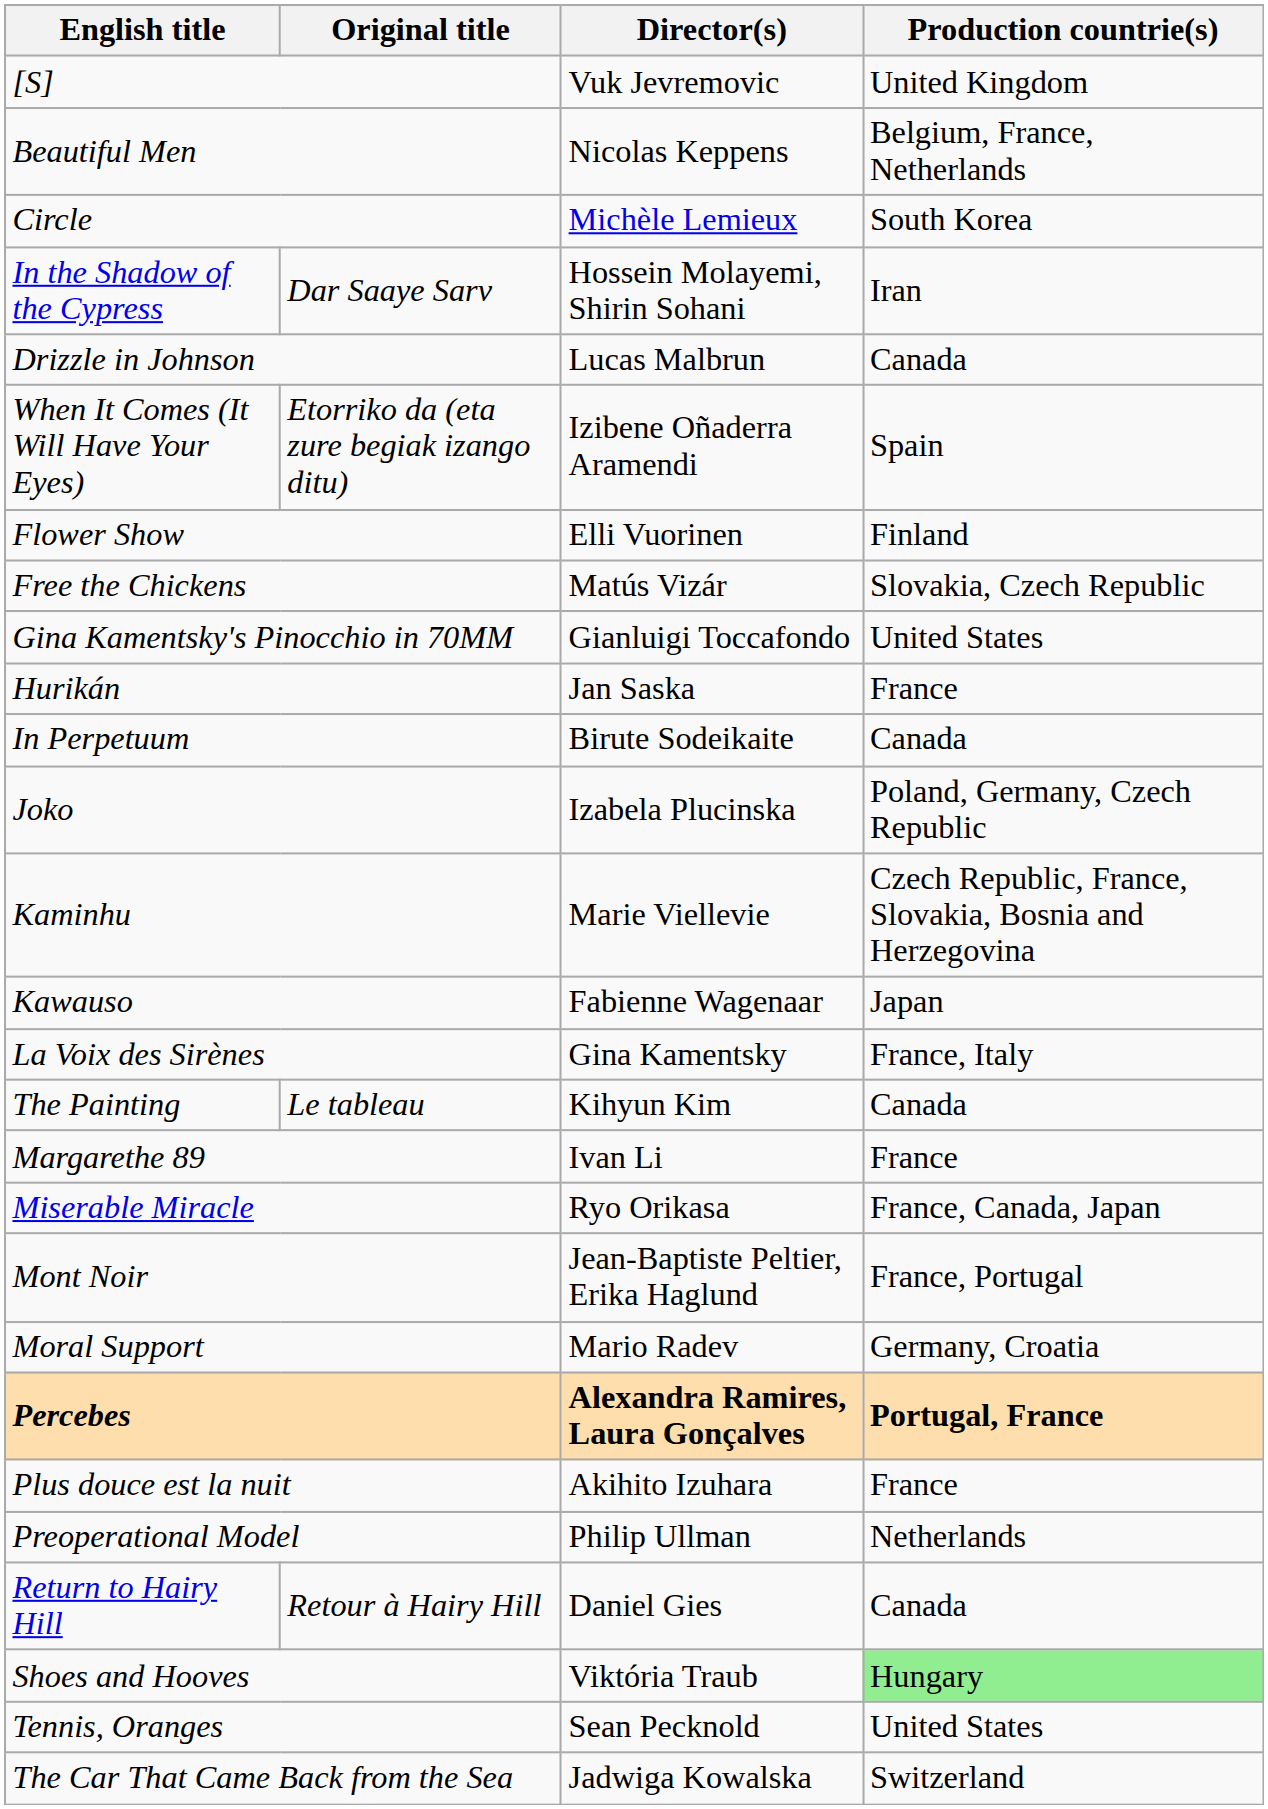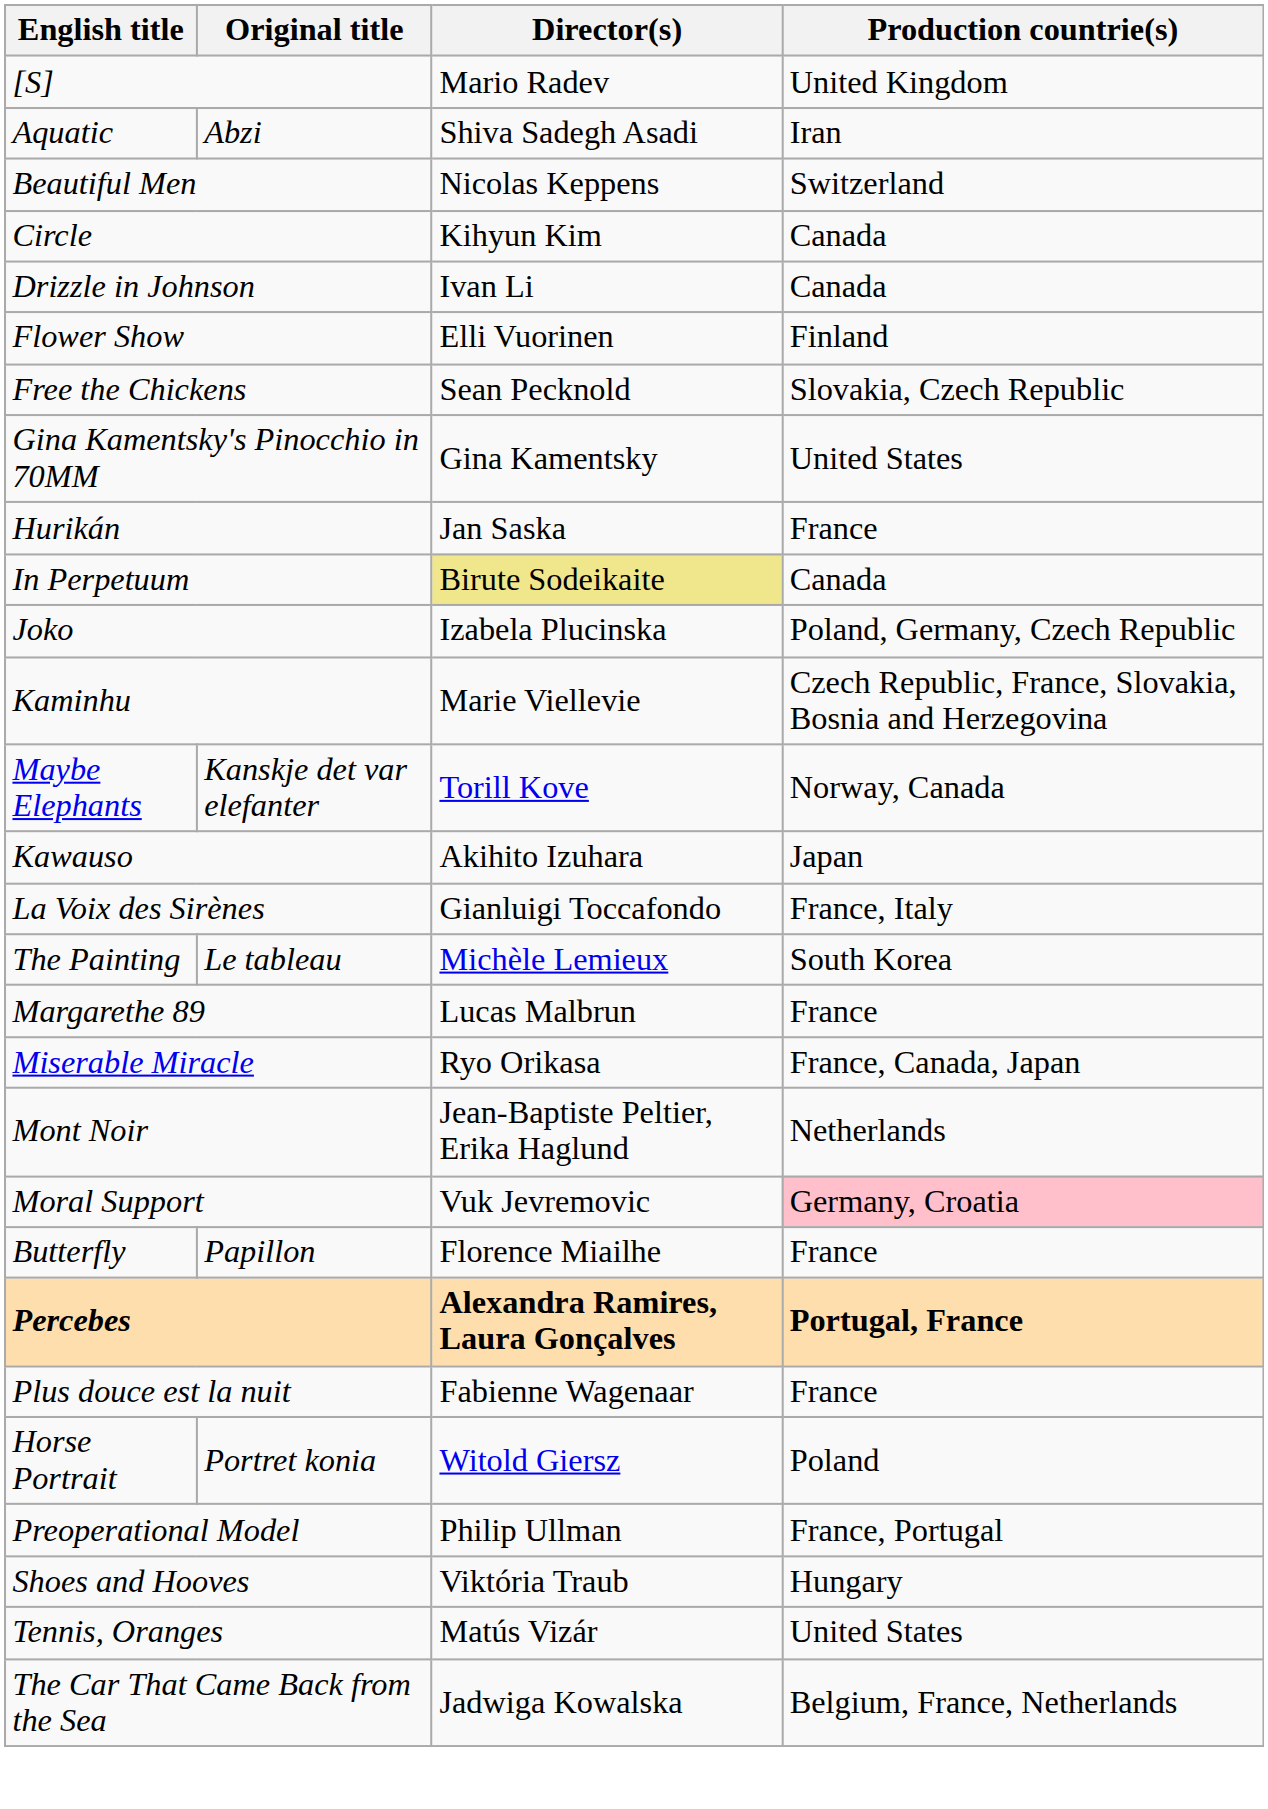(674, 81) Vuk Jevremovic -> (524, 81) Mario Radev
+ row: (63, 132)
(982, 150) Belgium, France, Netherlands -> (867, 183) Switzerland
(683, 220) Michèle Lemieux -> (521, 235) Kihyun Kim
(951, 220) South Korea -> (838, 235) Canada
- row: (122, 289)
(667, 359) Lucas Malbrun -> (487, 286) Ivan Li
- row: (130, 446)
(648, 585) Matús Vizár -> (535, 388) Sean Pecknold
(709, 636) Gianluigi Toccafondo -> (549, 458) Gina Kamentsky
(681, 739) no background -> (552, 579) khaki background
+ row: (77, 787)
(696, 1002) Fabienne Wagenaar -> (541, 856) Akihito Izuhara
(678, 1053) Gina Kamentsky -> (580, 908) Gianluigi Toccafondo
(650, 1104) Kihyun Kim -> (554, 959) Michèle Lemieux
(918, 1104) Canada -> (871, 959) South Korea
(616, 1156) Ivan Li -> (538, 1010) Lucas Malbrun
(977, 1276) France, Portugal -> (868, 1131) Netherlands
(653, 1346) Mario Radev -> (545, 1200) Vuk Jevremovic
(985, 1346) no background -> (904, 1200) pink background
+ row: (69, 1251)
(670, 1485) Akihito Izuhara -> (567, 1390) Fabienne Wagenaar
+ row: (65, 1460)
(948, 1536) Netherlands -> (896, 1529) France, Portugal
- row: (115, 1605)
(927, 1675) lightgreen background -> (846, 1580) no background
(664, 1726) Sean Pecknold -> (519, 1632) Matús Vizár
(947, 1777) Switzerland -> (984, 1701) Belgium, France, Netherlands
